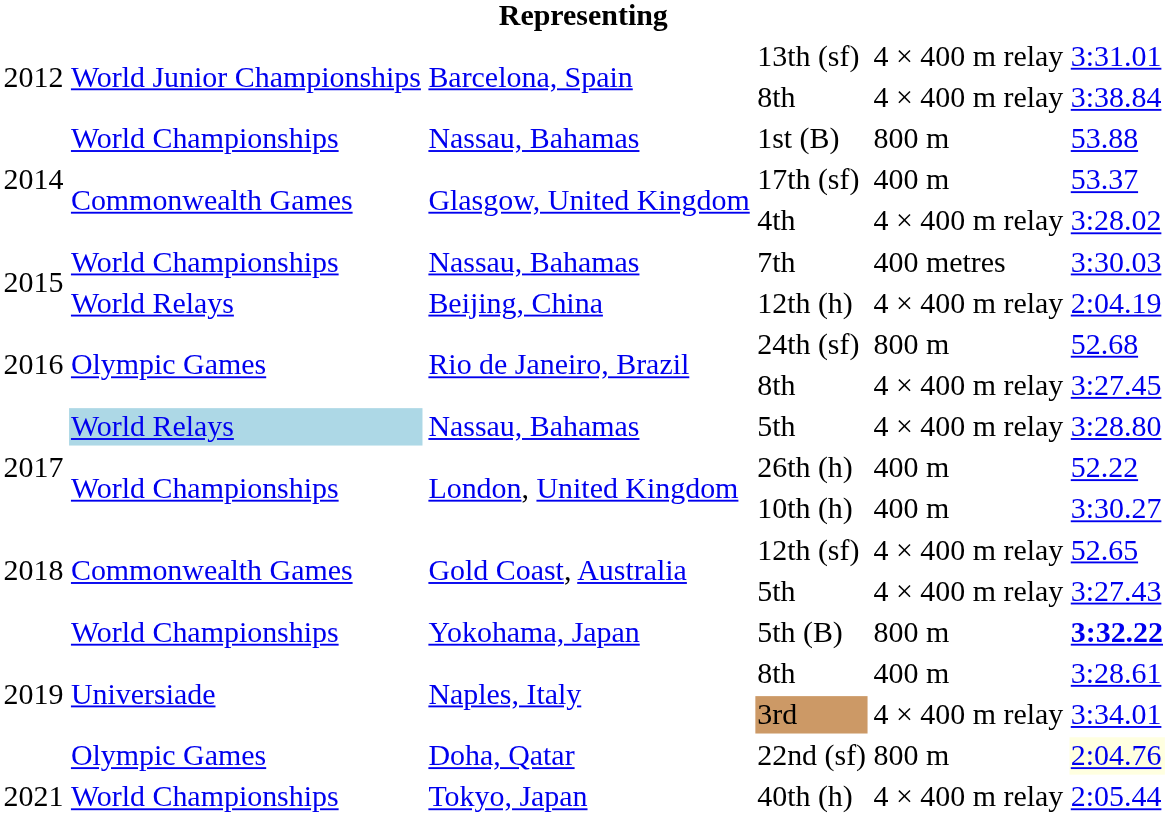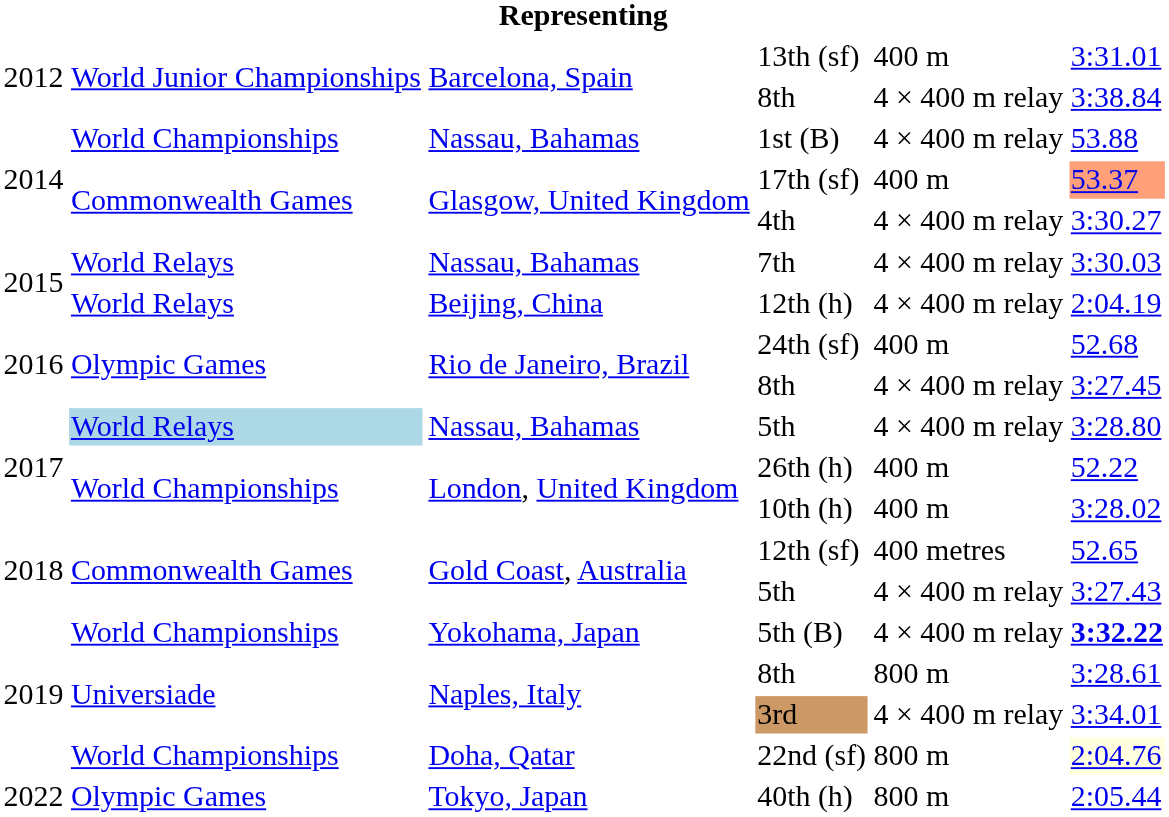(968, 56) 4 × 400 m relay -> (911, 56) 400 m
(911, 138) 800 m -> (968, 138) 4 × 400 m relay
(1104, 179) no background -> (1104, 179) lightsalmon background
(1116, 220) 3:28.02 -> (1116, 220) 3:30.27
(205, 261) World Championships -> (152, 261) World Relays
(940, 261) 400 metres -> (968, 261) 4 × 400 m relay
(911, 344) 800 m -> (911, 344) 400 m
(1116, 508) 3:30.27 -> (1116, 508) 3:28.02
(968, 549) 4 × 400 m relay -> (940, 549) 400 metres
(911, 632) 800 m -> (968, 632) 4 × 400 m relay
(911, 673) 400 m -> (911, 673) 800 m
(169, 755) Olympic Games -> (205, 755) World Championships
(34, 796) 2021 -> (34, 796) 2022
(205, 796) World Championships -> (169, 796) Olympic Games
(968, 796) 4 × 400 m relay -> (911, 796) 800 m
